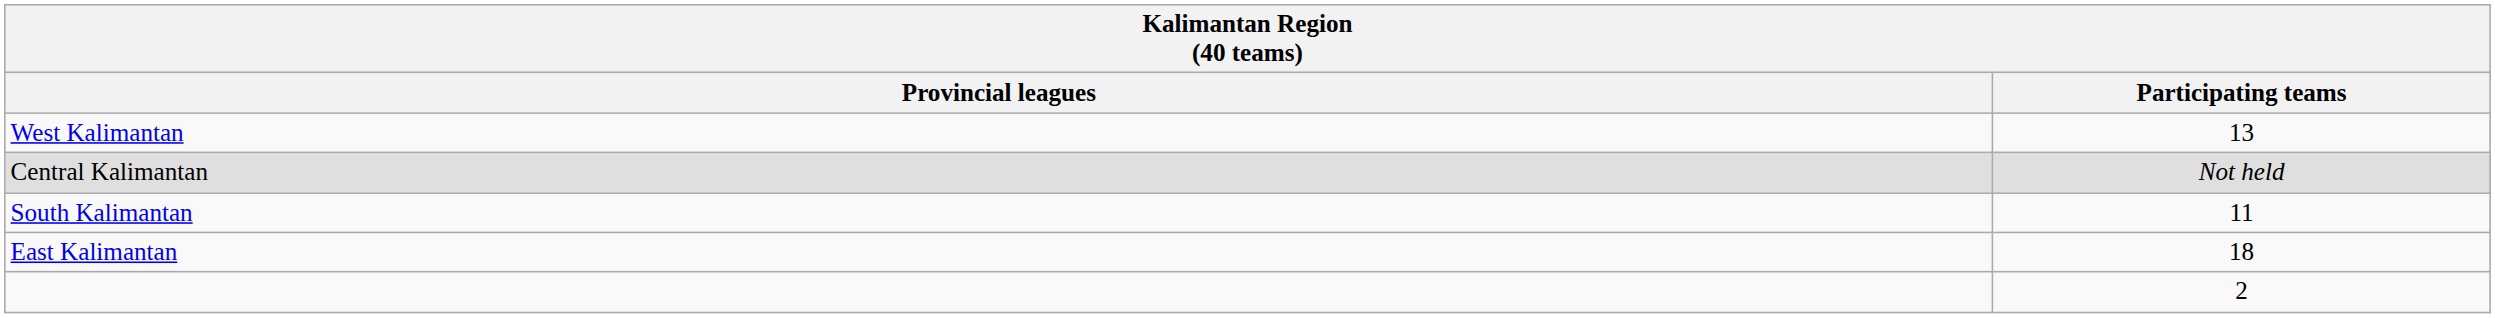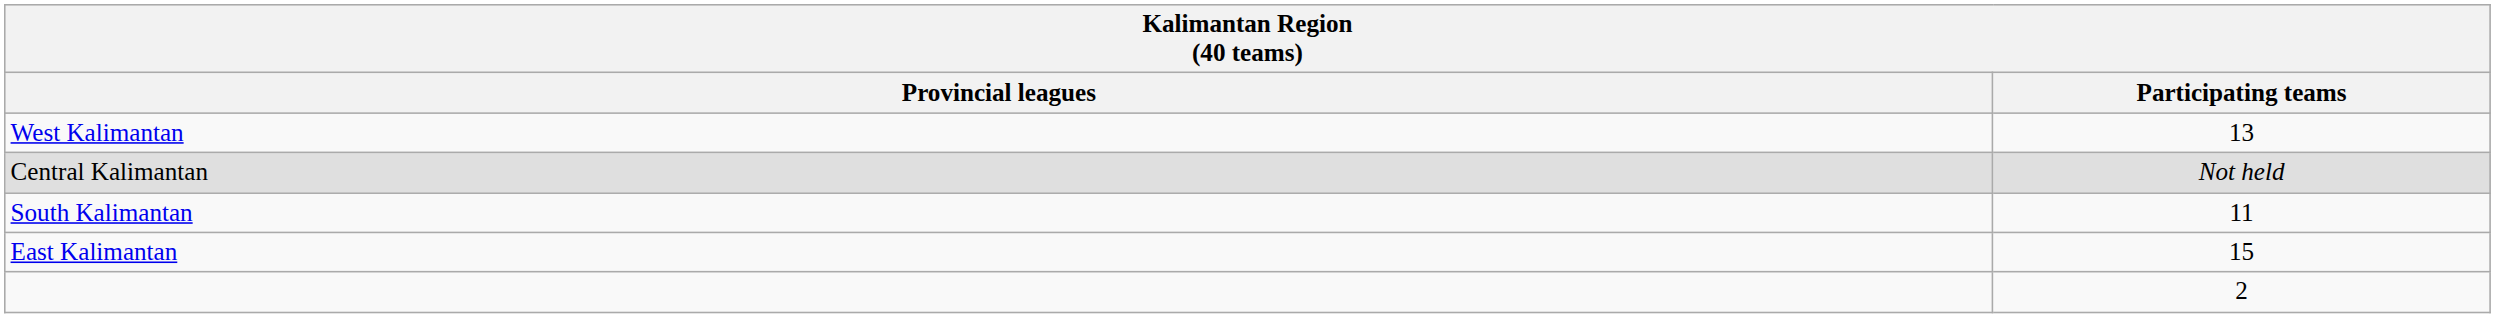(2242, 251) 18 -> (2242, 251) 15
